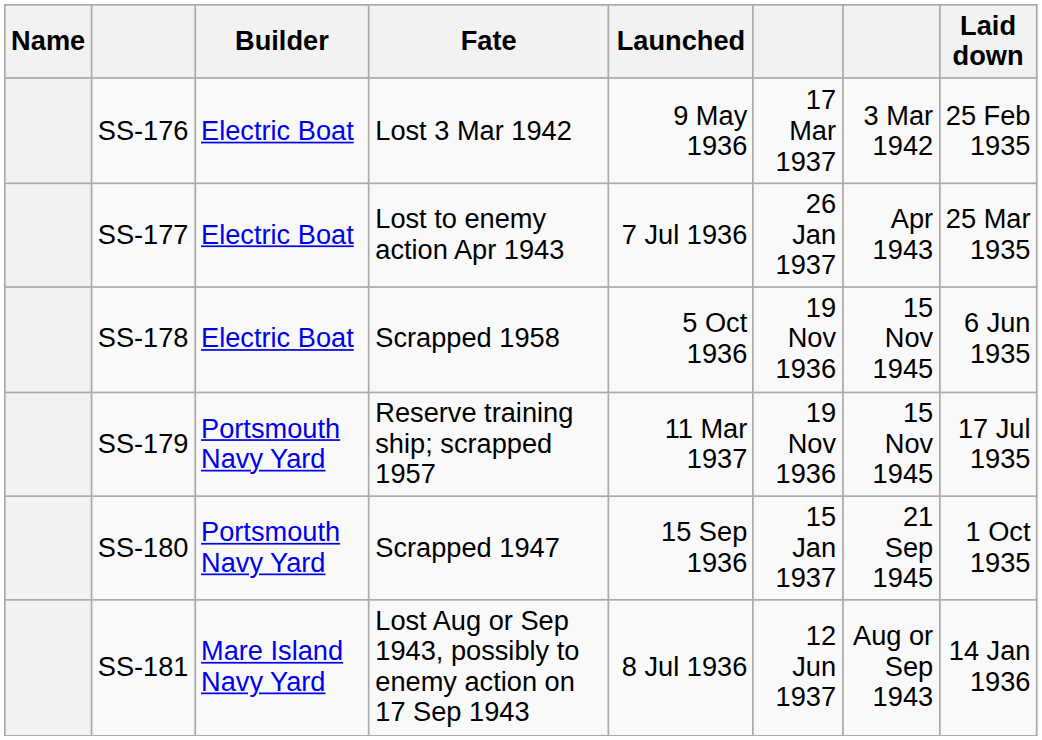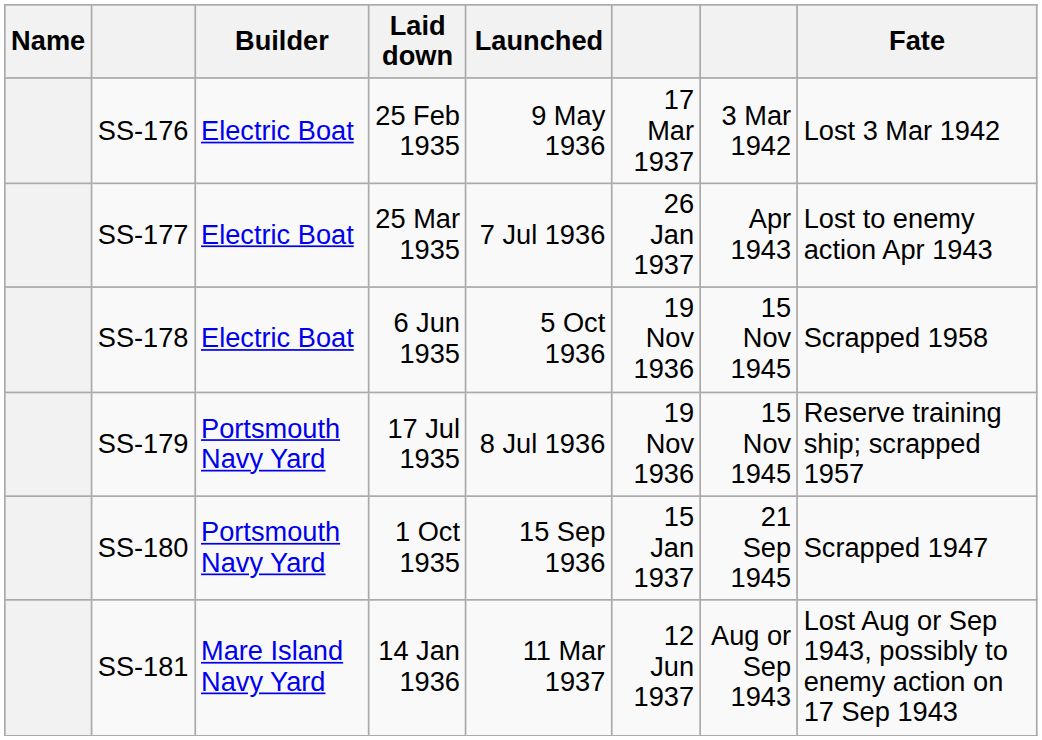columns swapped: (988, 41) <-> (489, 41)
(706, 443) 11 Mar 1937 -> (543, 443) 8 Jul 1936
(685, 667) 8 Jul 1936 -> (564, 667) 11 Mar 1937
